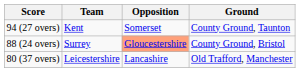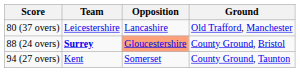rows swapped: (33, 59) <-> (33, 28)
(77, 43) normal -> (79, 43) bold
